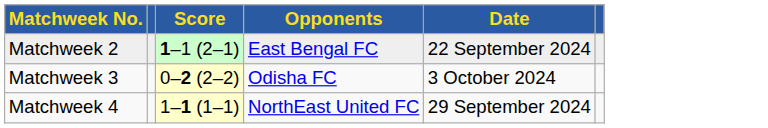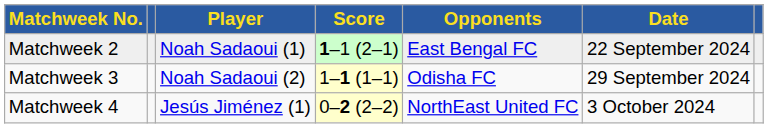+ column: (235, 19)
(200, 78) 0–2 (2–2) -> (359, 78) 1–1 (1–1)
(492, 78) 3 October 2024 -> (669, 78) 29 September 2024
(200, 107) 1–1 (1–1) -> (359, 107) 0–2 (2–2)
(509, 107) 29 September 2024 -> (651, 107) 3 October 2024
